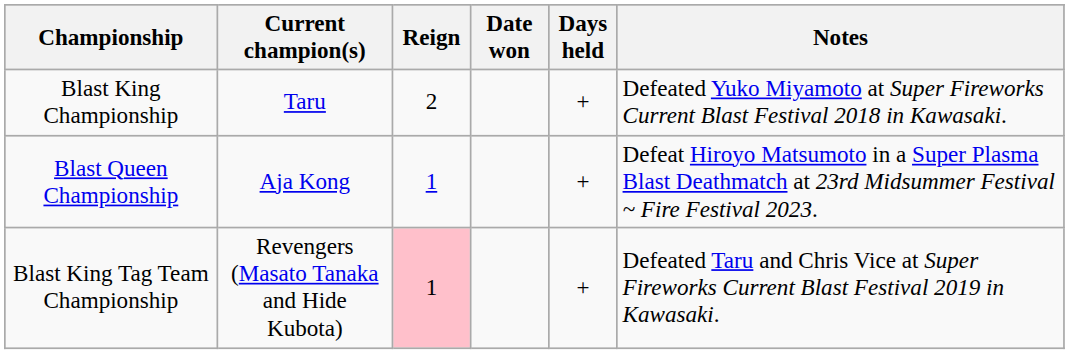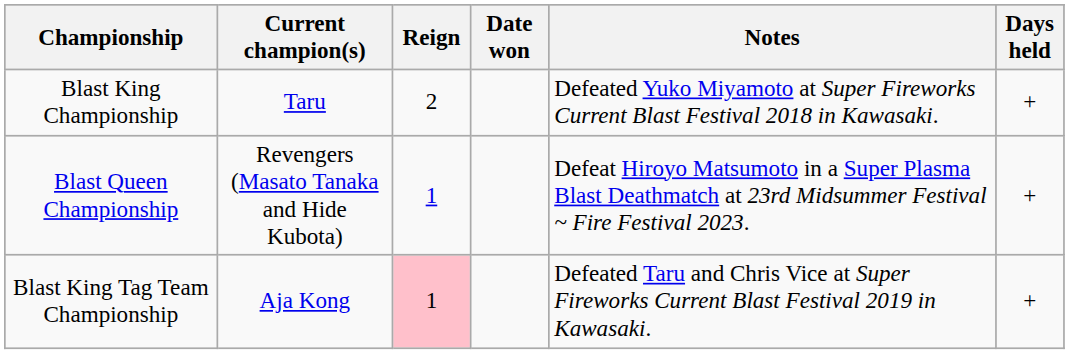columns swapped: (583, 36) <-> (841, 36)
(305, 181) Aja Kong -> (305, 194) Revengers (Masato Tanaka and Hide Kubota)
(305, 287) Revengers (Masato Tanaka and Hide Kubota) -> (305, 300) Aja Kong
